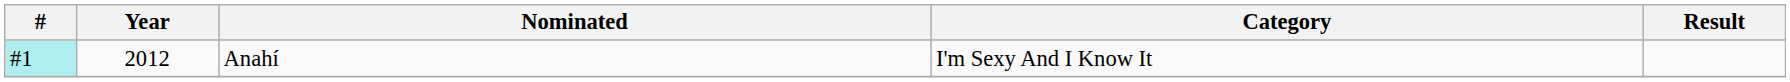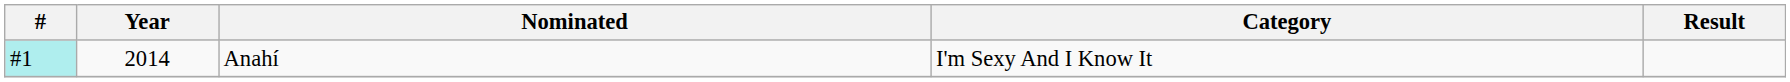(147, 58) 2012 -> (147, 58) 2014
